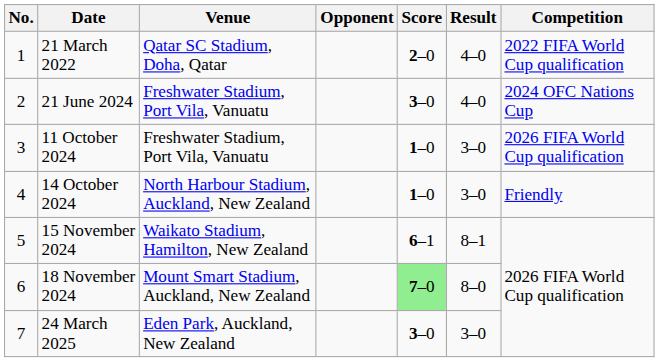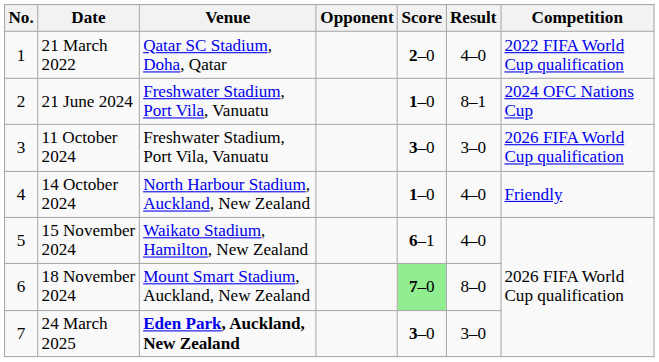(422, 101) 3–0 -> (422, 101) 1–0
(473, 101) 4–0 -> (473, 101) 8–1
(422, 147) 1–0 -> (422, 147) 3–0
(473, 194) 3–0 -> (473, 194) 4–0
(473, 240) 8–1 -> (473, 240) 4–0
(218, 333) normal -> (224, 333) bold
